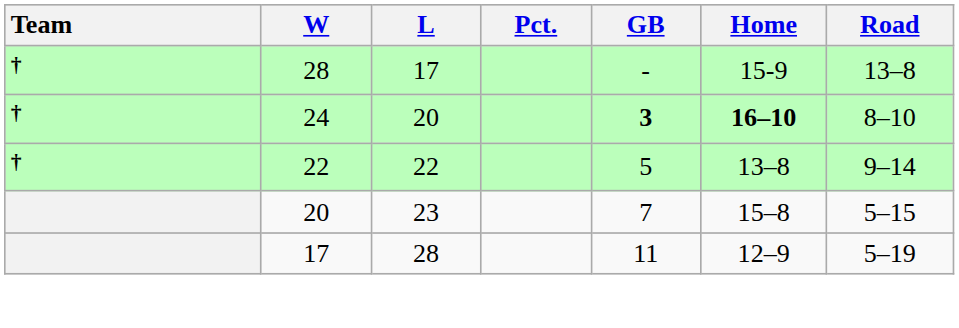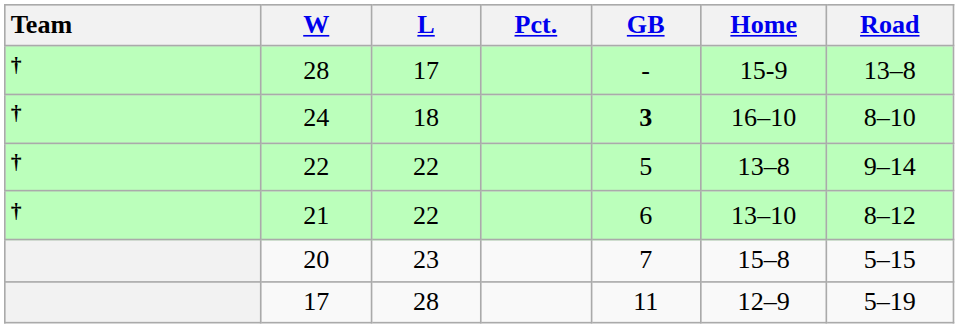(426, 118) 20 -> (426, 118) 18
(764, 118) bold -> (764, 118) normal
+ row: (316, 215)
